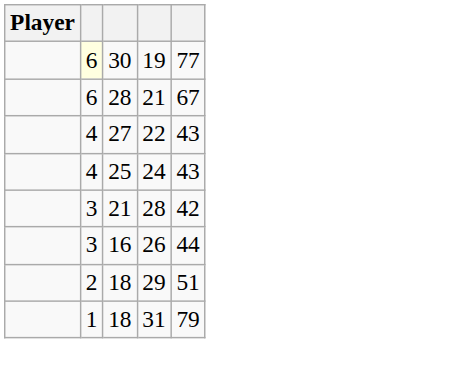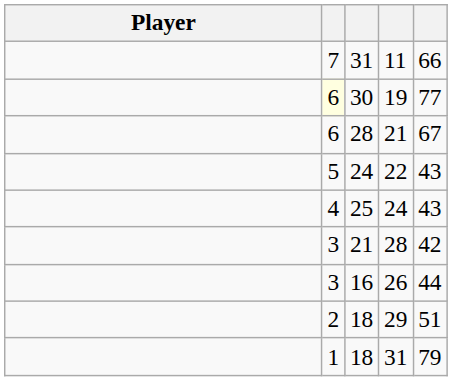+ row: (395, 60)
(92, 134) 4 -> (333, 171) 5
(120, 134) 27 -> (362, 171) 24
